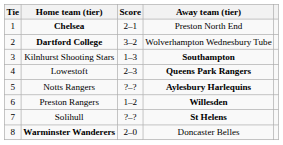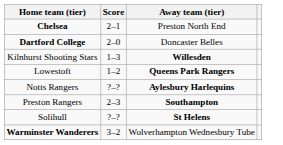- column: (13, 11)
(130, 41) 3–2 -> (113, 41) 2–0
(209, 41) Wolverhampton Wednesbury Tube -> (192, 41) Doncaster Belles
(209, 56) Southampton -> (192, 56) Willesden
(130, 71) 2–3 -> (113, 71) 1–2
(130, 101) 1–2 -> (113, 101) 2–3
(209, 101) Willesden -> (192, 101) Southampton
(130, 131) 2–0 -> (113, 131) 3–2
(209, 131) Doncaster Belles -> (192, 131) Wolverhampton Wednesbury Tube
